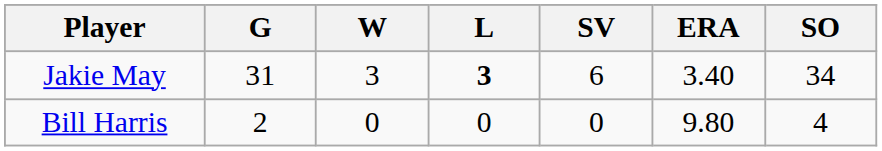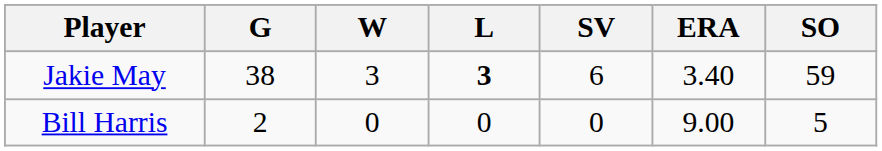(260, 74) 31 -> (260, 74) 38
(820, 74) 34 -> (820, 74) 59
(708, 121) 9.80 -> (708, 121) 9.00
(820, 121) 4 -> (820, 121) 5
